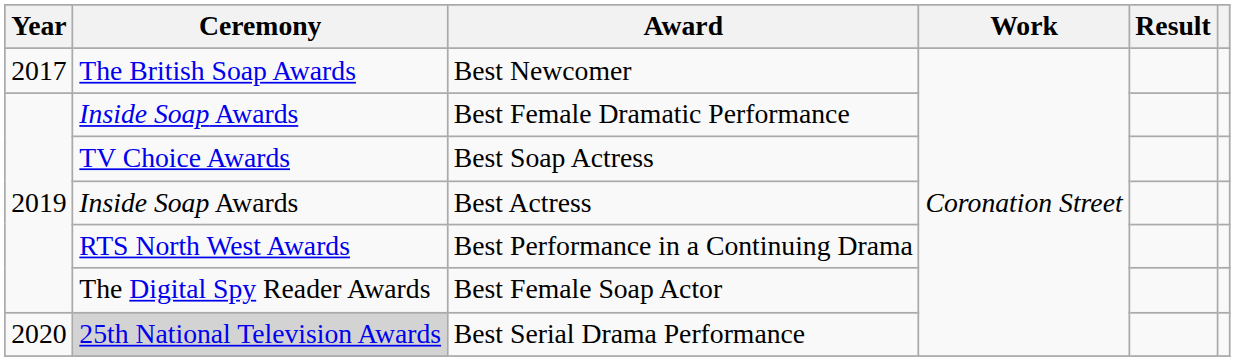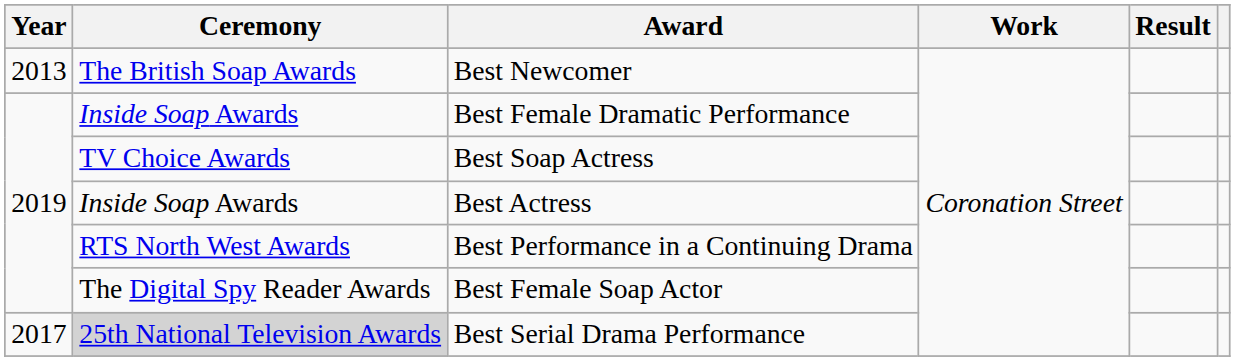(39, 70) 2017 -> (39, 70) 2013
(39, 333) 2020 -> (39, 333) 2017
